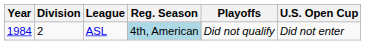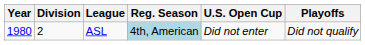columns swapped: (239, 13) <-> (319, 13)
(19, 31) 1984 -> (19, 31) 1980
